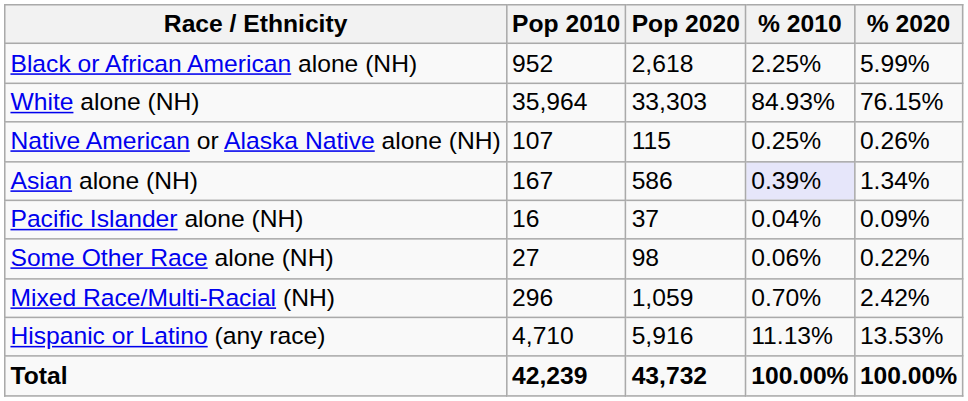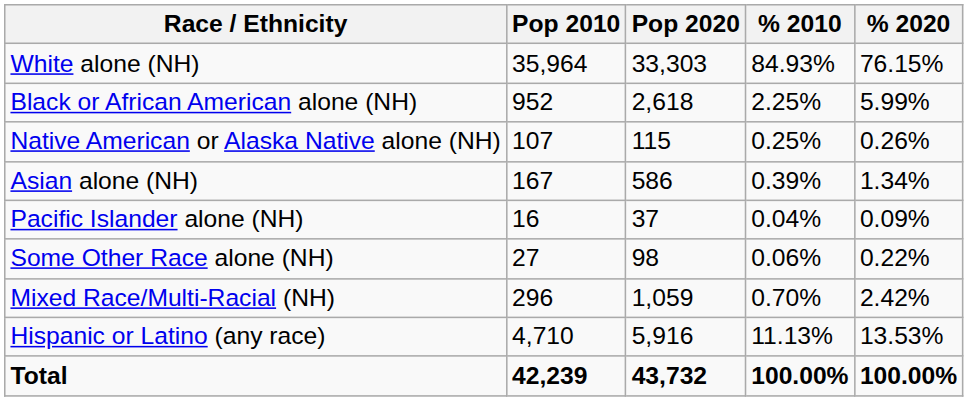rows swapped: (105, 102) <-> (214, 63)
(786, 180) lavender background -> (786, 180) no background
